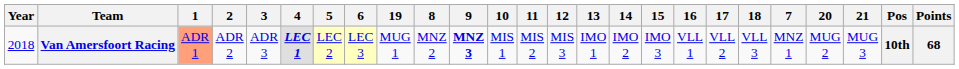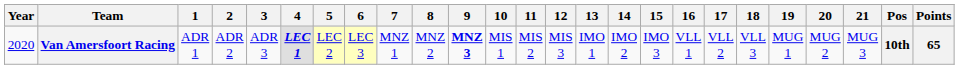columns swapped: (788, 15) <-> (395, 15)
(21, 44) 2018 -> (21, 44) 2020
(195, 44) lightsalmon background -> (195, 44) no background
(934, 44) 68 -> (934, 44) 65
